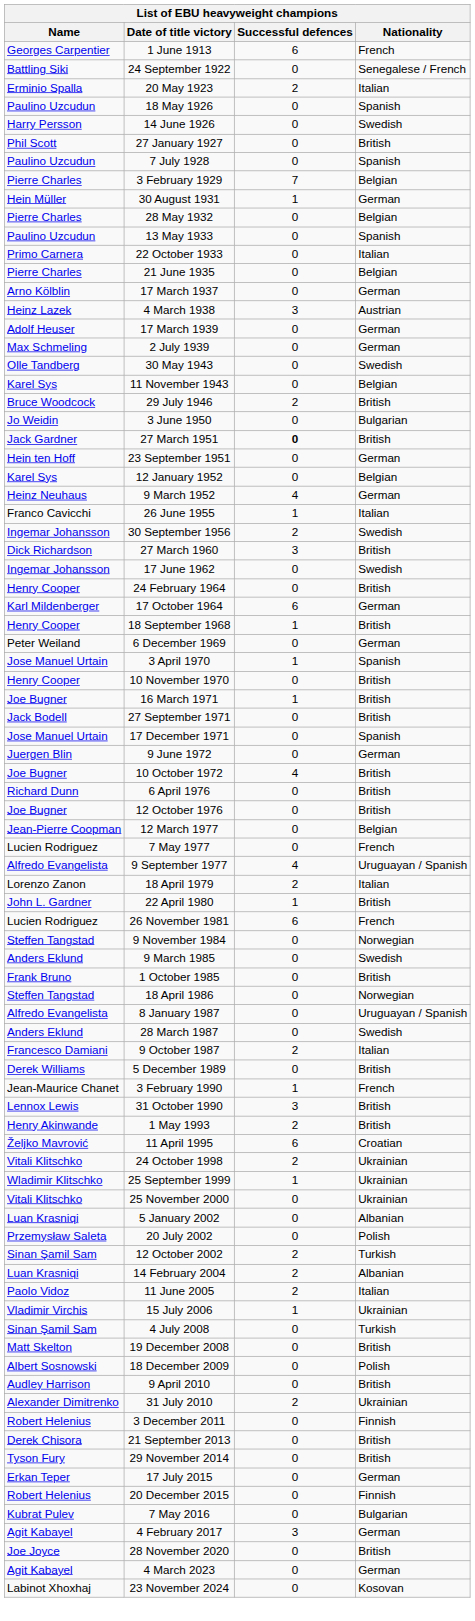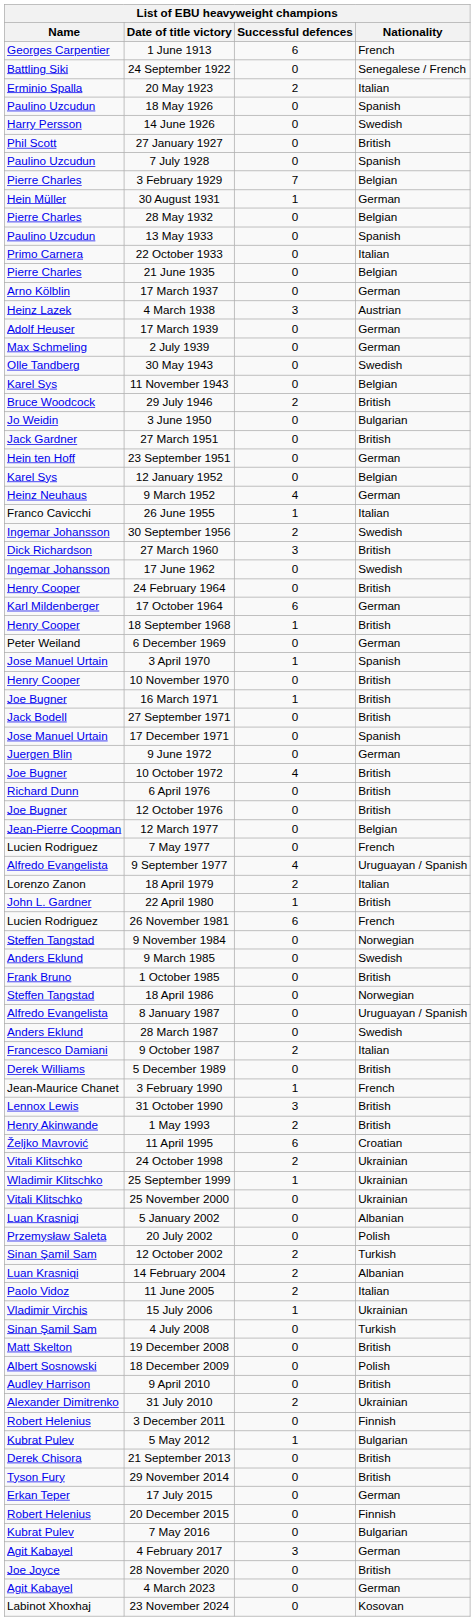(295, 439) bold -> (295, 439) normal
+ row: (179, 1440)
